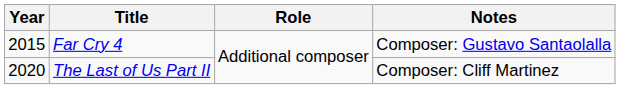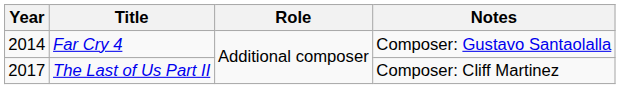(27, 44) 2015 -> (27, 44) 2014
(27, 70) 2020 -> (27, 70) 2017
